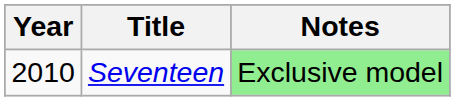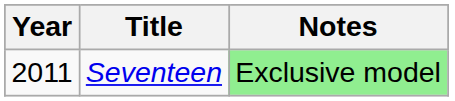(43, 72) 2010 -> (42, 72) 2011
